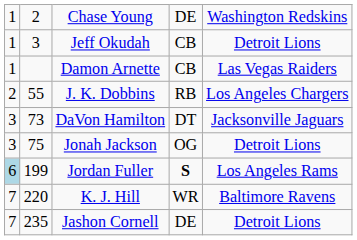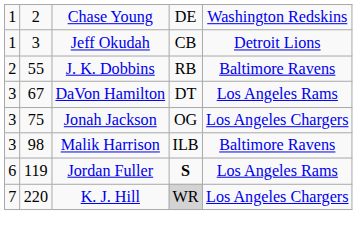- row: (110, 68)
(277, 94) Los Angeles Chargers -> (277, 68) Baltimore Ravens
(36, 119) 73 -> (36, 94) 67
(277, 119) Jacksonville Jaguars -> (277, 94) Los Angeles Rams
(277, 145) Detroit Lions -> (277, 119) Los Angeles Chargers
+ row: (110, 145)
(12, 171) lightblue background -> (12, 171) no background
(36, 171) 199 -> (36, 171) 119
(186, 196) no background -> (186, 196) lightgrey background
(277, 196) Baltimore Ravens -> (277, 196) Los Angeles Chargers
- row: (110, 222)
